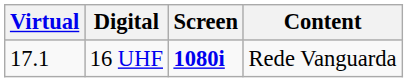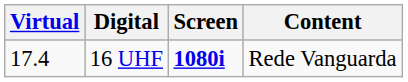(30, 58) 17.1 -> (30, 58) 17.4
